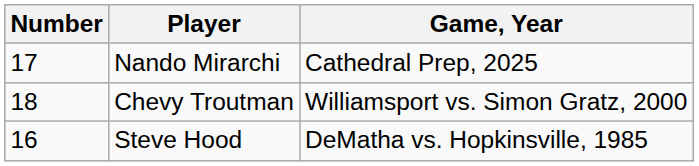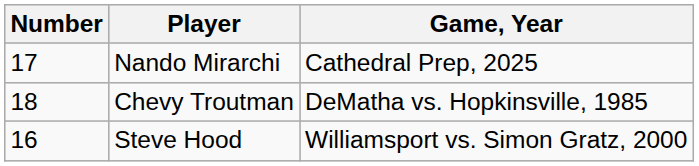(496, 101) Williamsport vs. Simon Gratz, 2000 -> (477, 101) DeMatha vs. Hopkinsville, 1985
(477, 140) DeMatha vs. Hopkinsville, 1985 -> (496, 140) Williamsport vs. Simon Gratz, 2000
